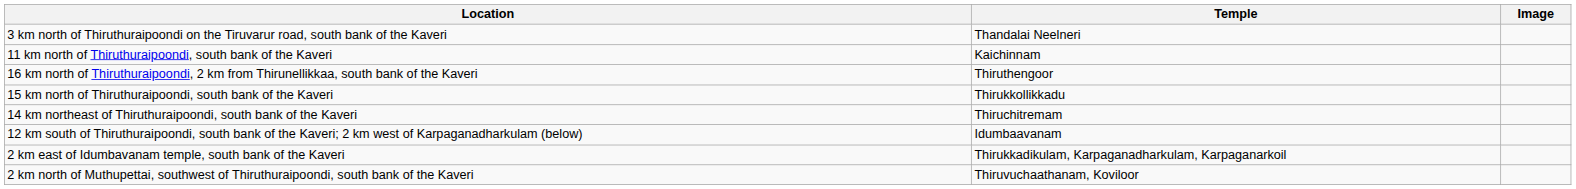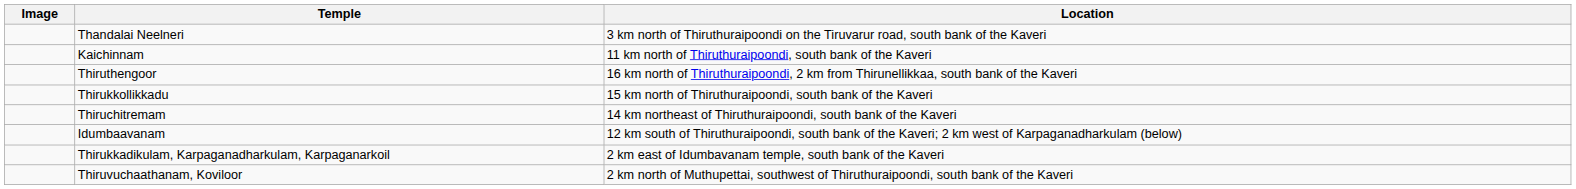columns swapped: (1536, 14) <-> (488, 14)
